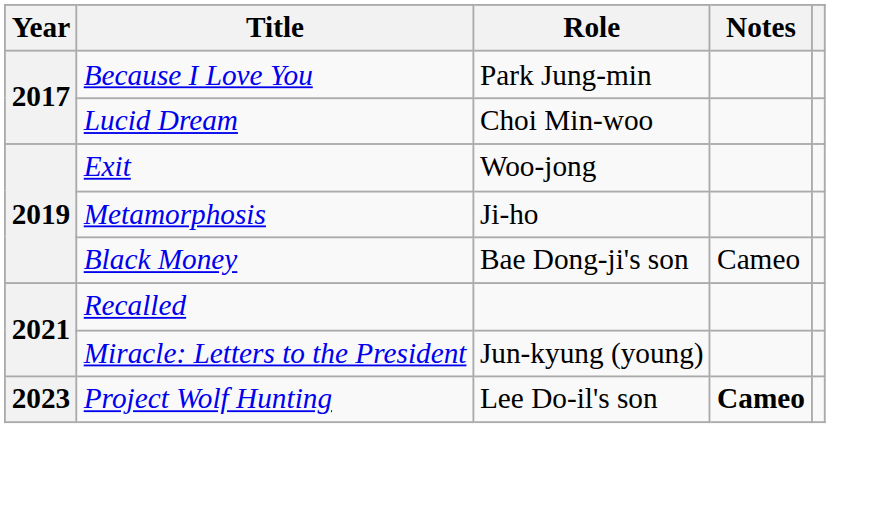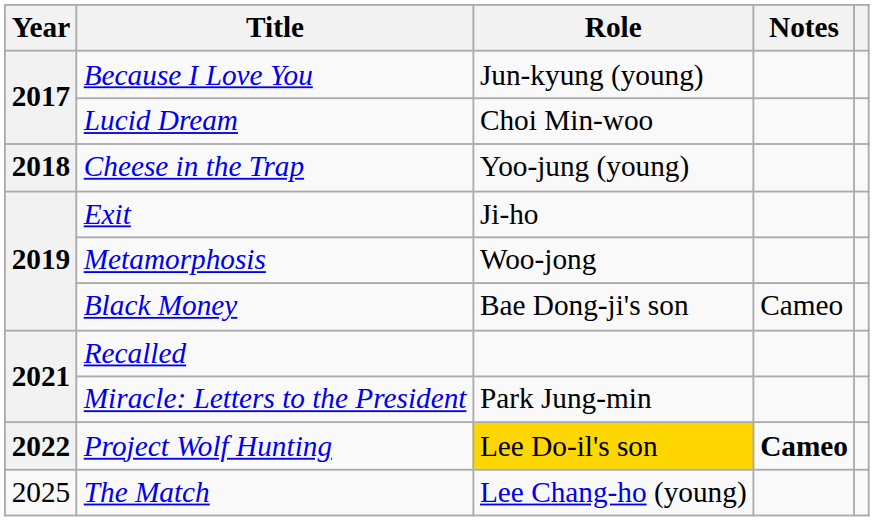(566, 74) Park Jung-min -> (592, 74) Jun-kyung (young)
+ row: (194, 167)
(538, 167) Woo-jong -> (509, 213) Ji-ho
(509, 213) Ji-ho -> (538, 259) Woo-jong
(592, 352) Jun-kyung (young) -> (566, 399) Park Jung-min
(41, 399) 2023 -> (41, 445) 2022
(569, 399) no background -> (569, 445) gold background
+ row: (147, 492)
